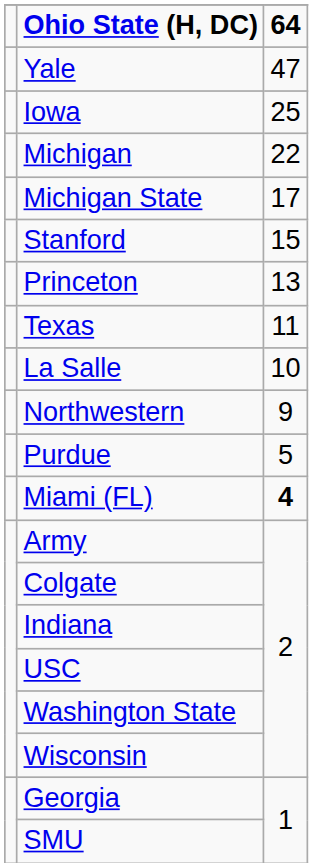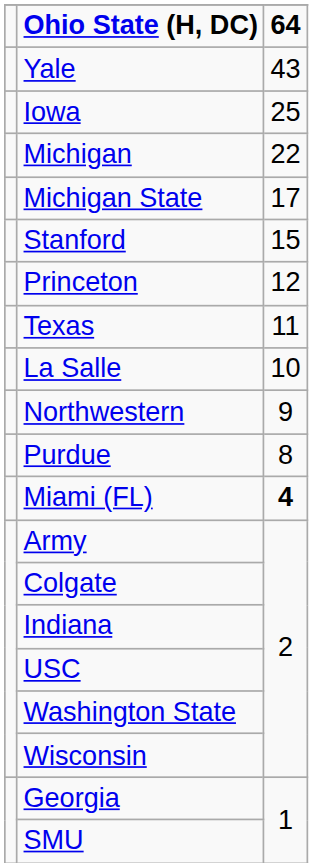(285, 68) 47 -> (285, 68) 43
(285, 283) 13 -> (285, 283) 12
(285, 454) 5 -> (285, 454) 8
